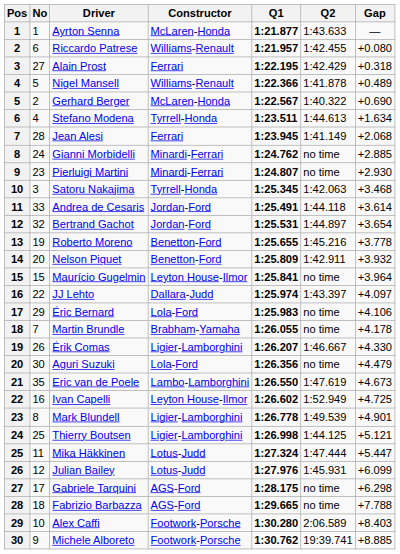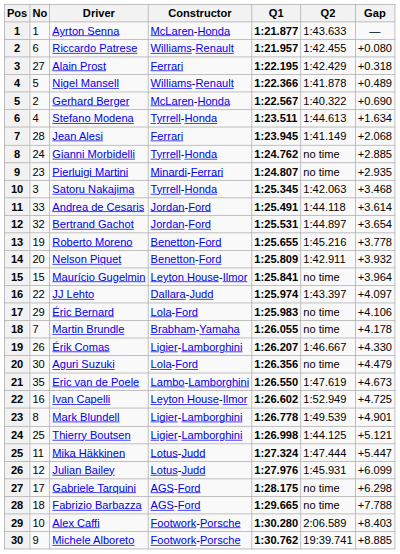(187, 154) Minardi-Ferrari -> (184, 154) Tyrrell-Honda
(375, 171) +2.930 -> (375, 171) +2.935
